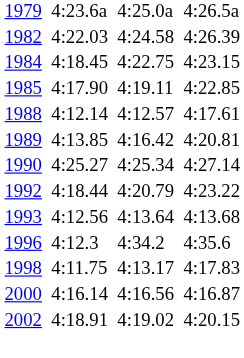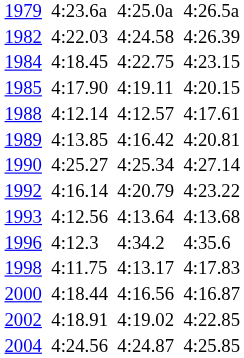(212, 88) 4:22.85 -> (212, 88) 4:20.15
(80, 191) 4:18.44 -> (80, 191) 4:16.14
(80, 294) 4:16.14 -> (80, 294) 4:18.44
(212, 319) 4:20.15 -> (212, 319) 4:22.85
+ row: (23, 345)
